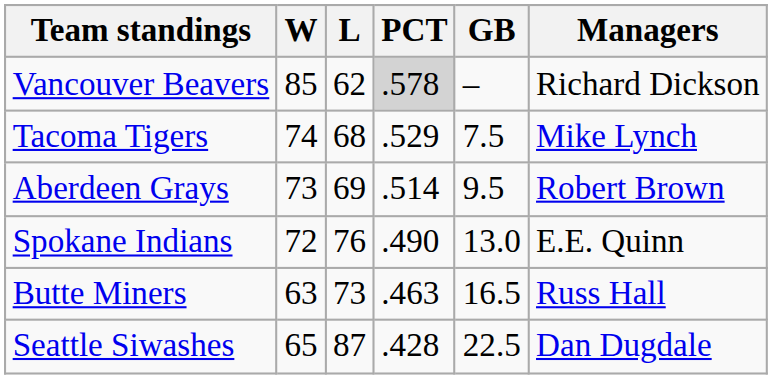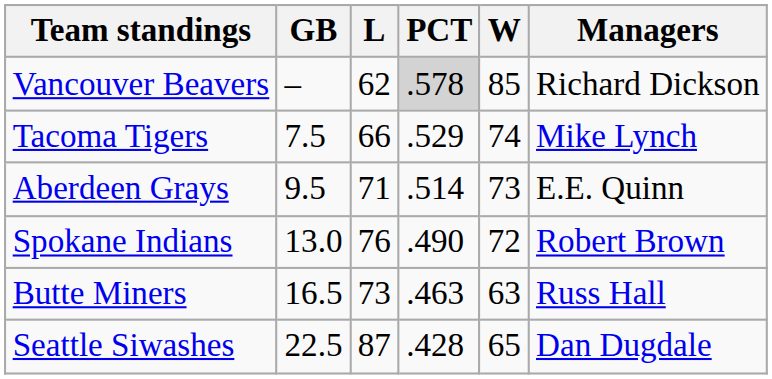columns swapped: (301, 30) <-> (492, 30)
(349, 135) 68 -> (374, 135) 66
(349, 188) 69 -> (374, 188) 71
(630, 188) Robert Brown -> (610, 188) E.E. Quinn
(610, 240) E.E. Quinn -> (630, 240) Robert Brown
